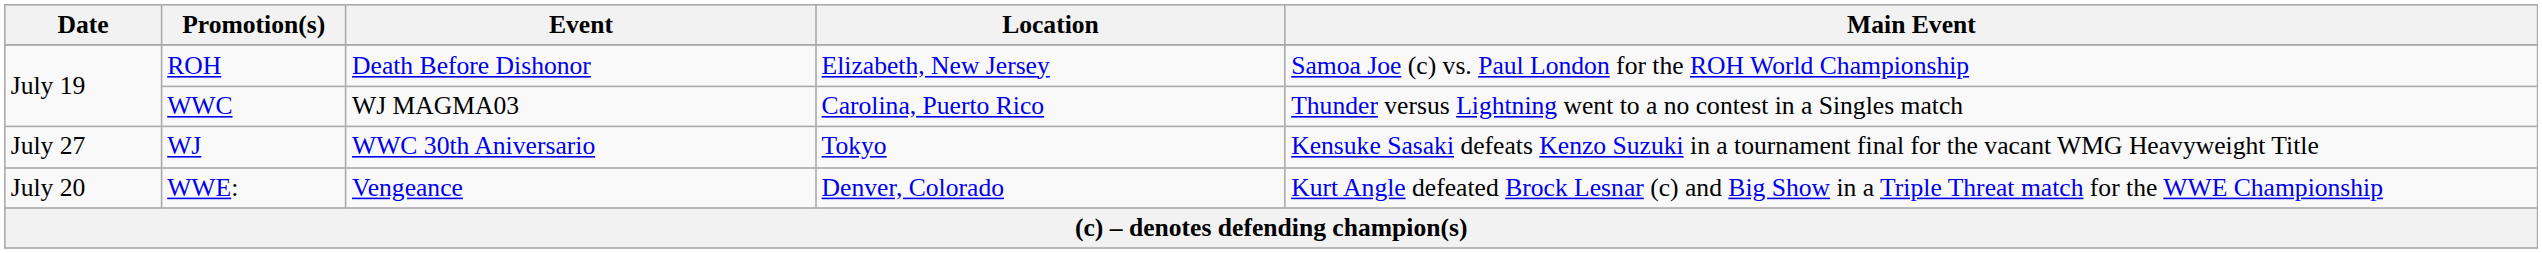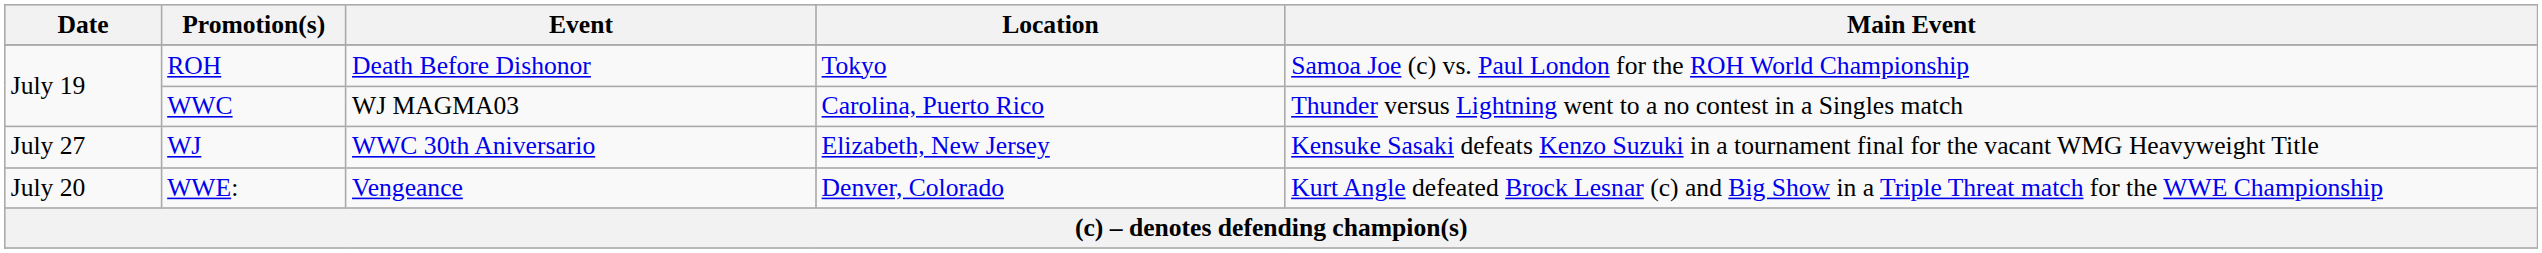(936, 65) Elizabeth, New Jersey -> (854, 65) Tokyo
(854, 146) Tokyo -> (936, 146) Elizabeth, New Jersey
